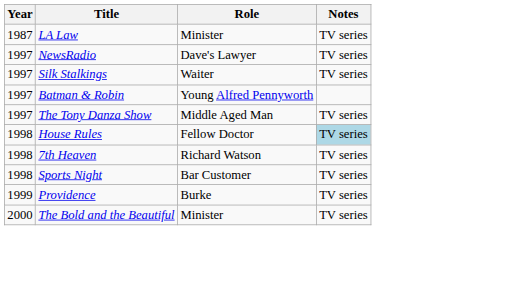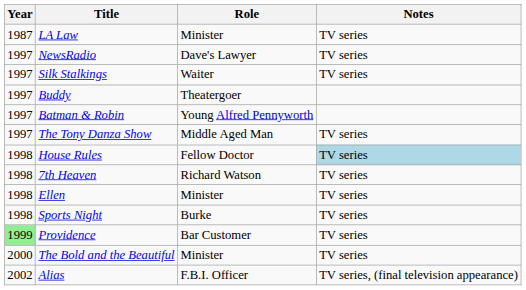+ row: (55, 94)
+ row: (52, 194)
(216, 174) Bar Customer -> (196, 214) Burke
(20, 194) no background -> (20, 235) lightgreen background
(196, 194) Burke -> (216, 235) Bar Customer
+ row: (51, 275)
